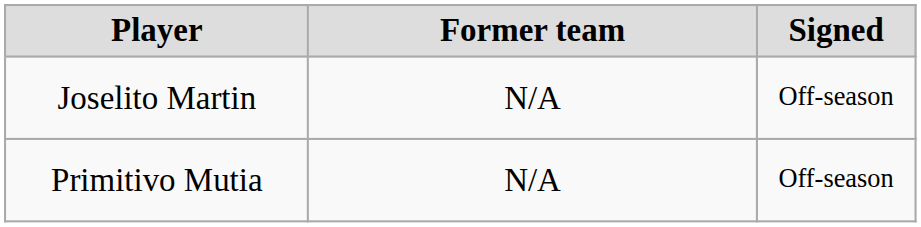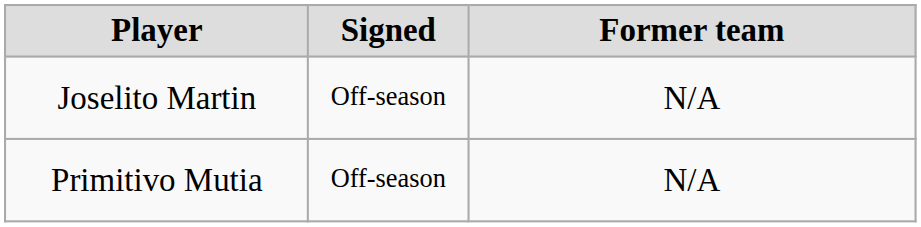columns swapped: (836, 30) <-> (533, 30)
